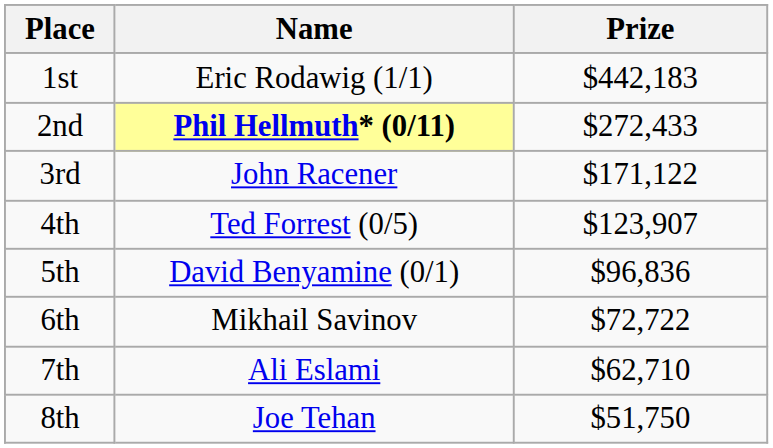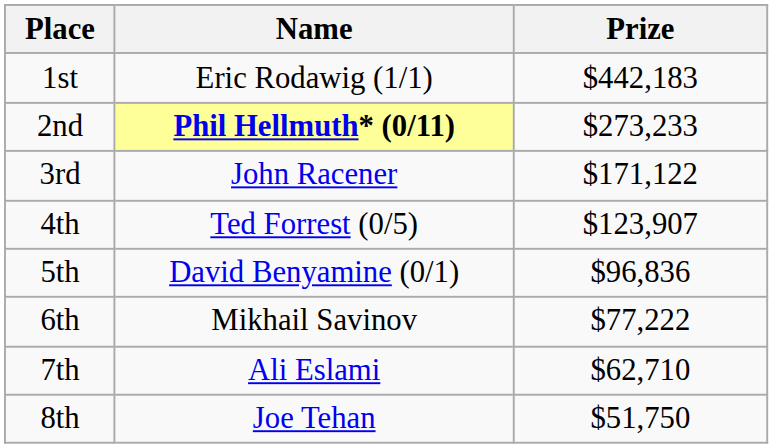(640, 126) $272,433 -> (640, 126) $273,233
(640, 321) $72,722 -> (640, 321) $77,222
